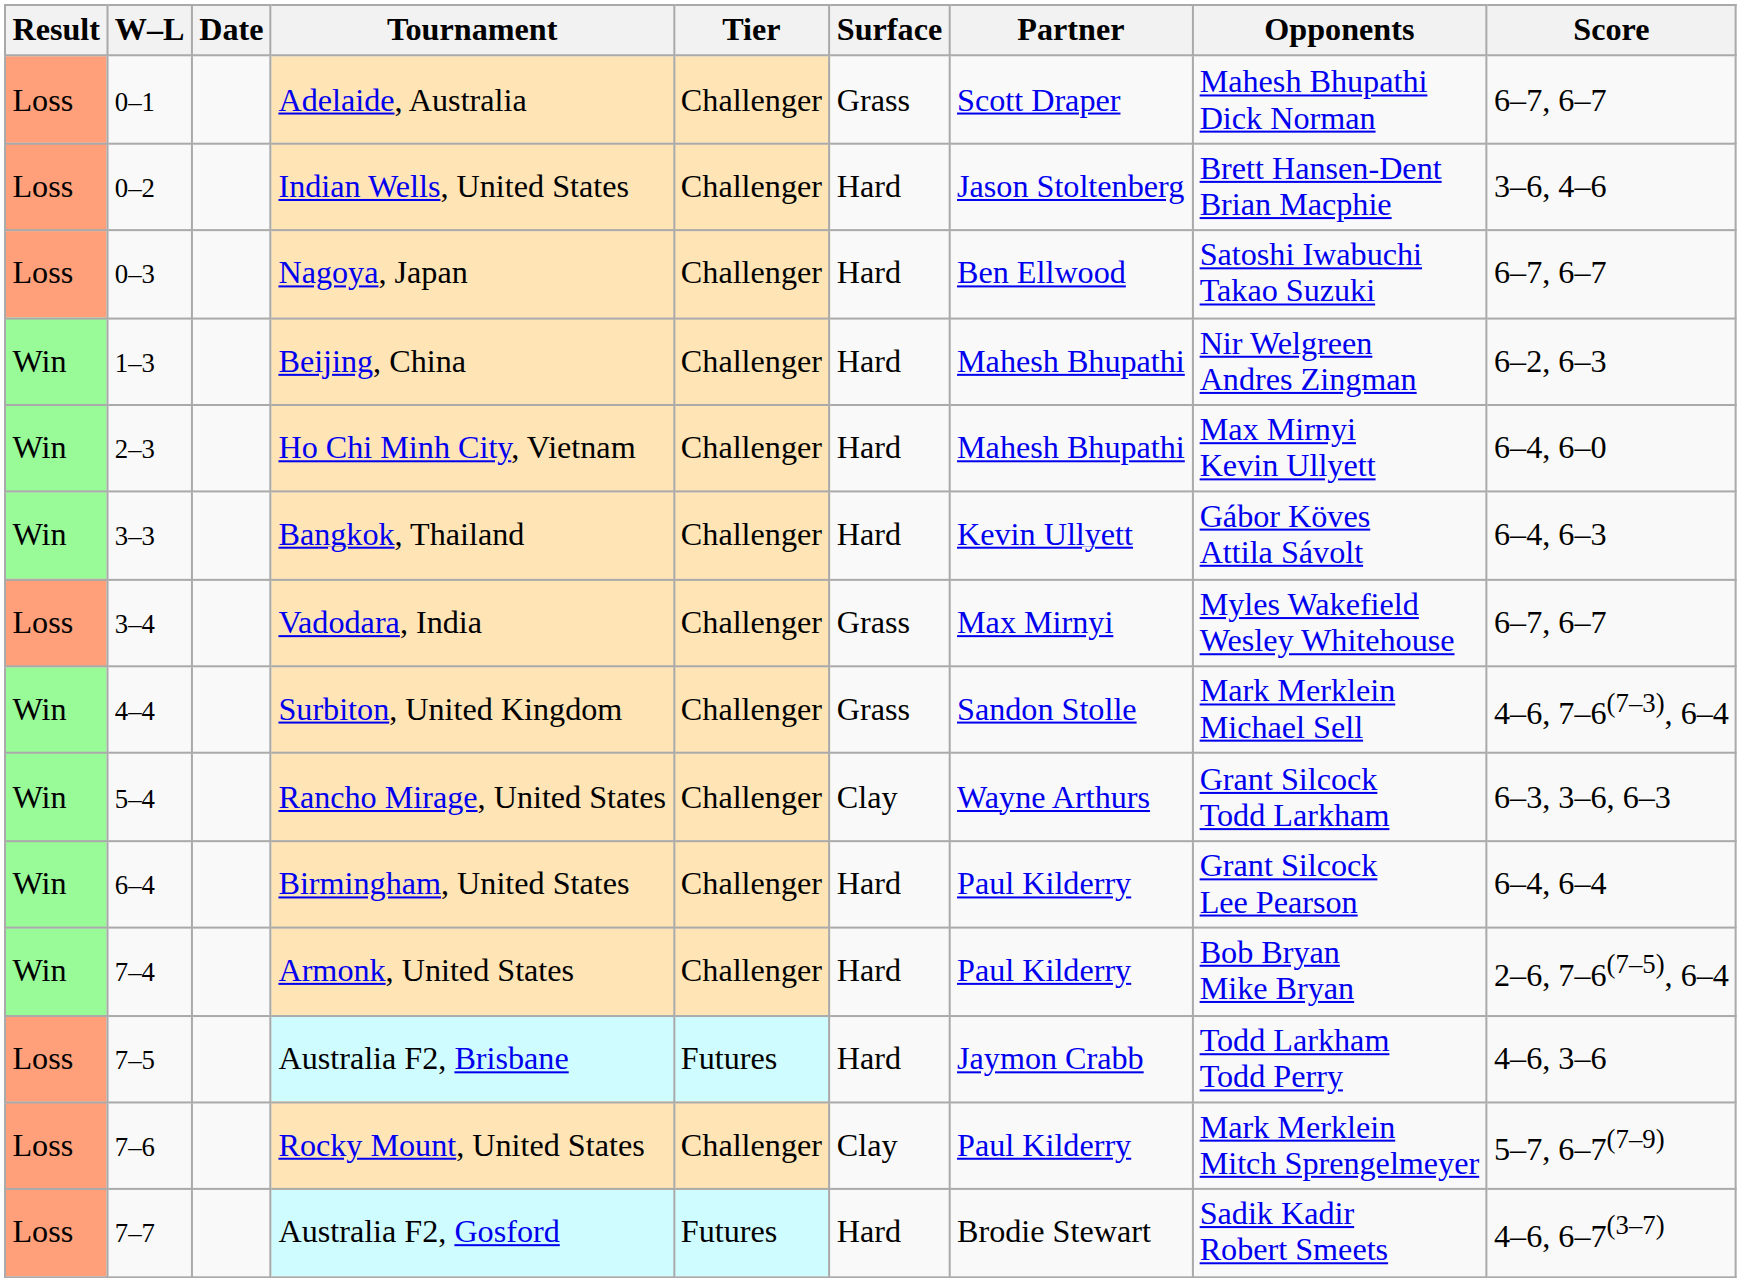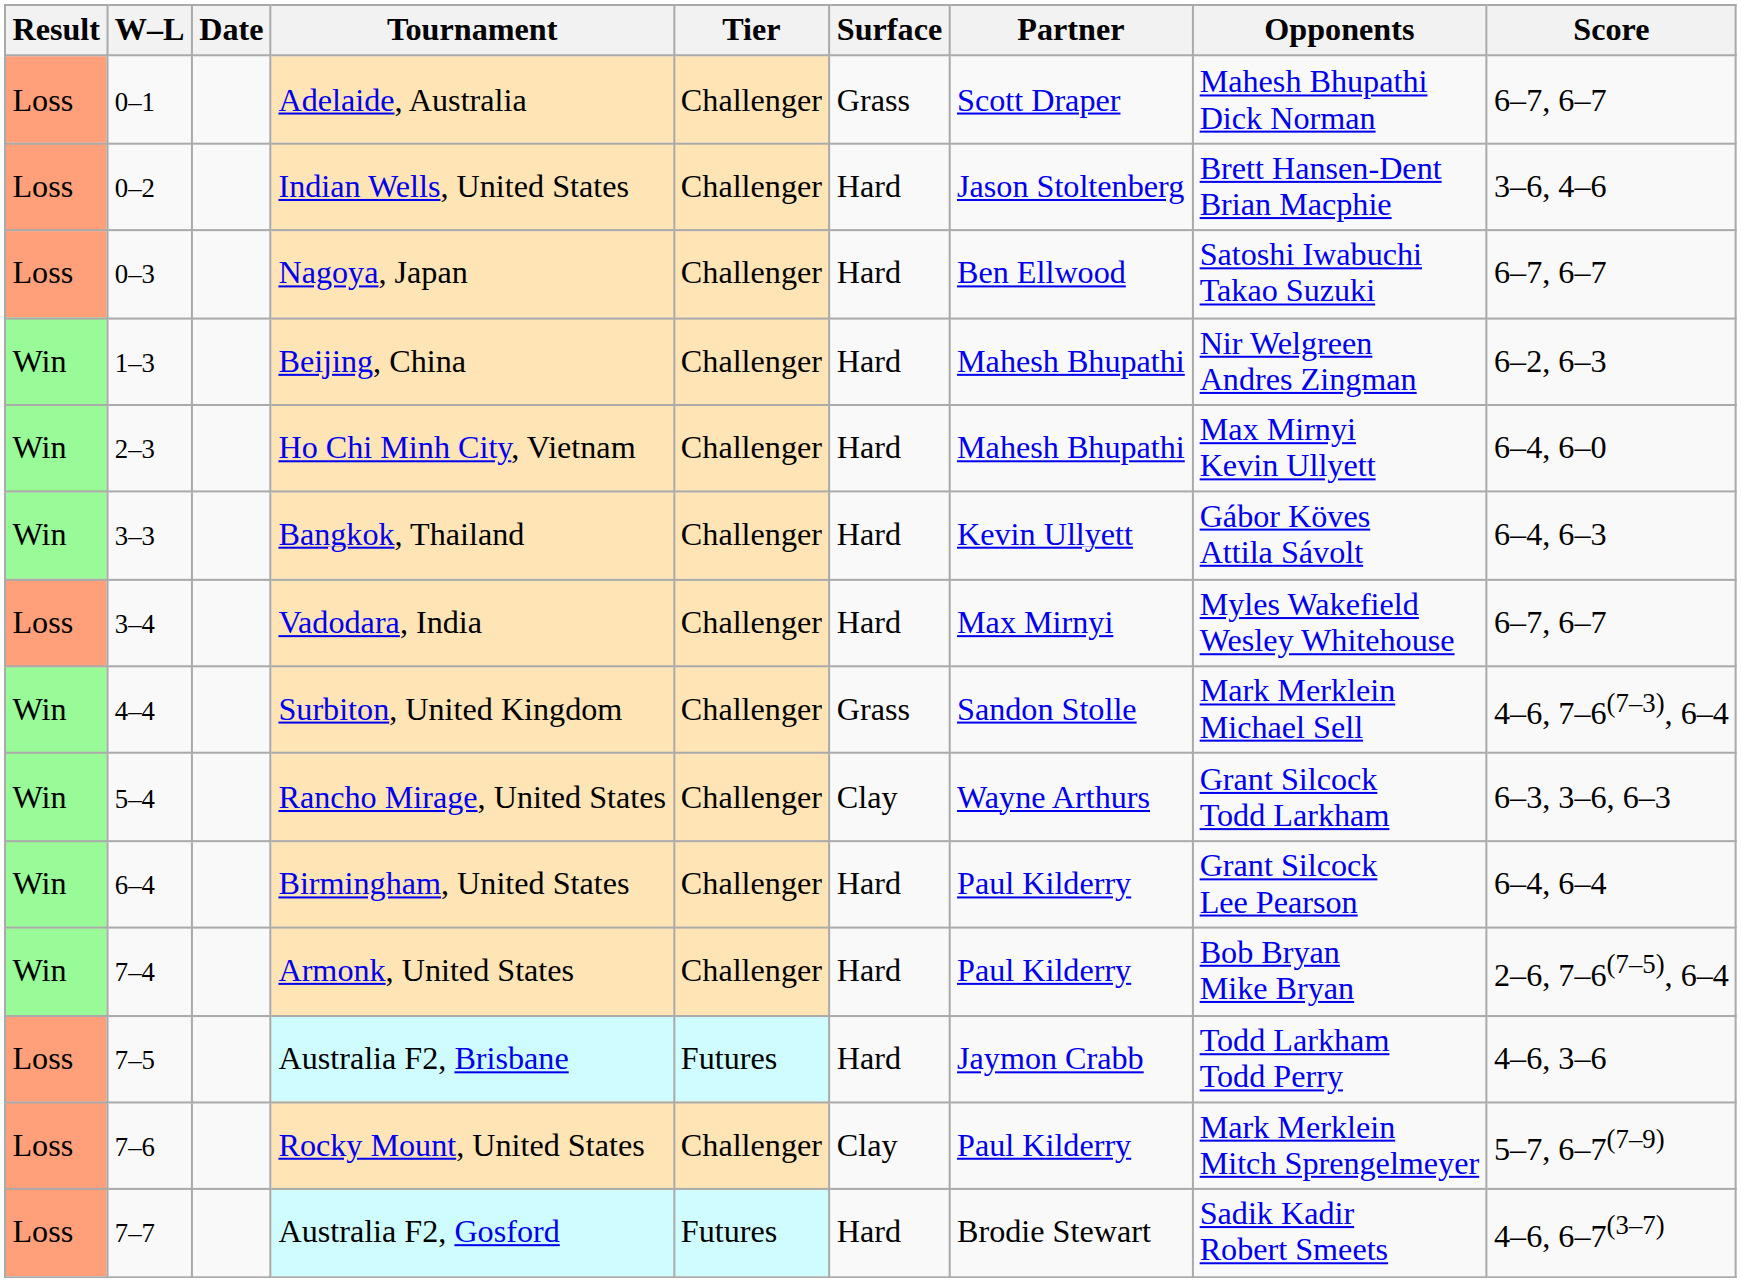(873, 622) Grass -> (869, 622) Hard
